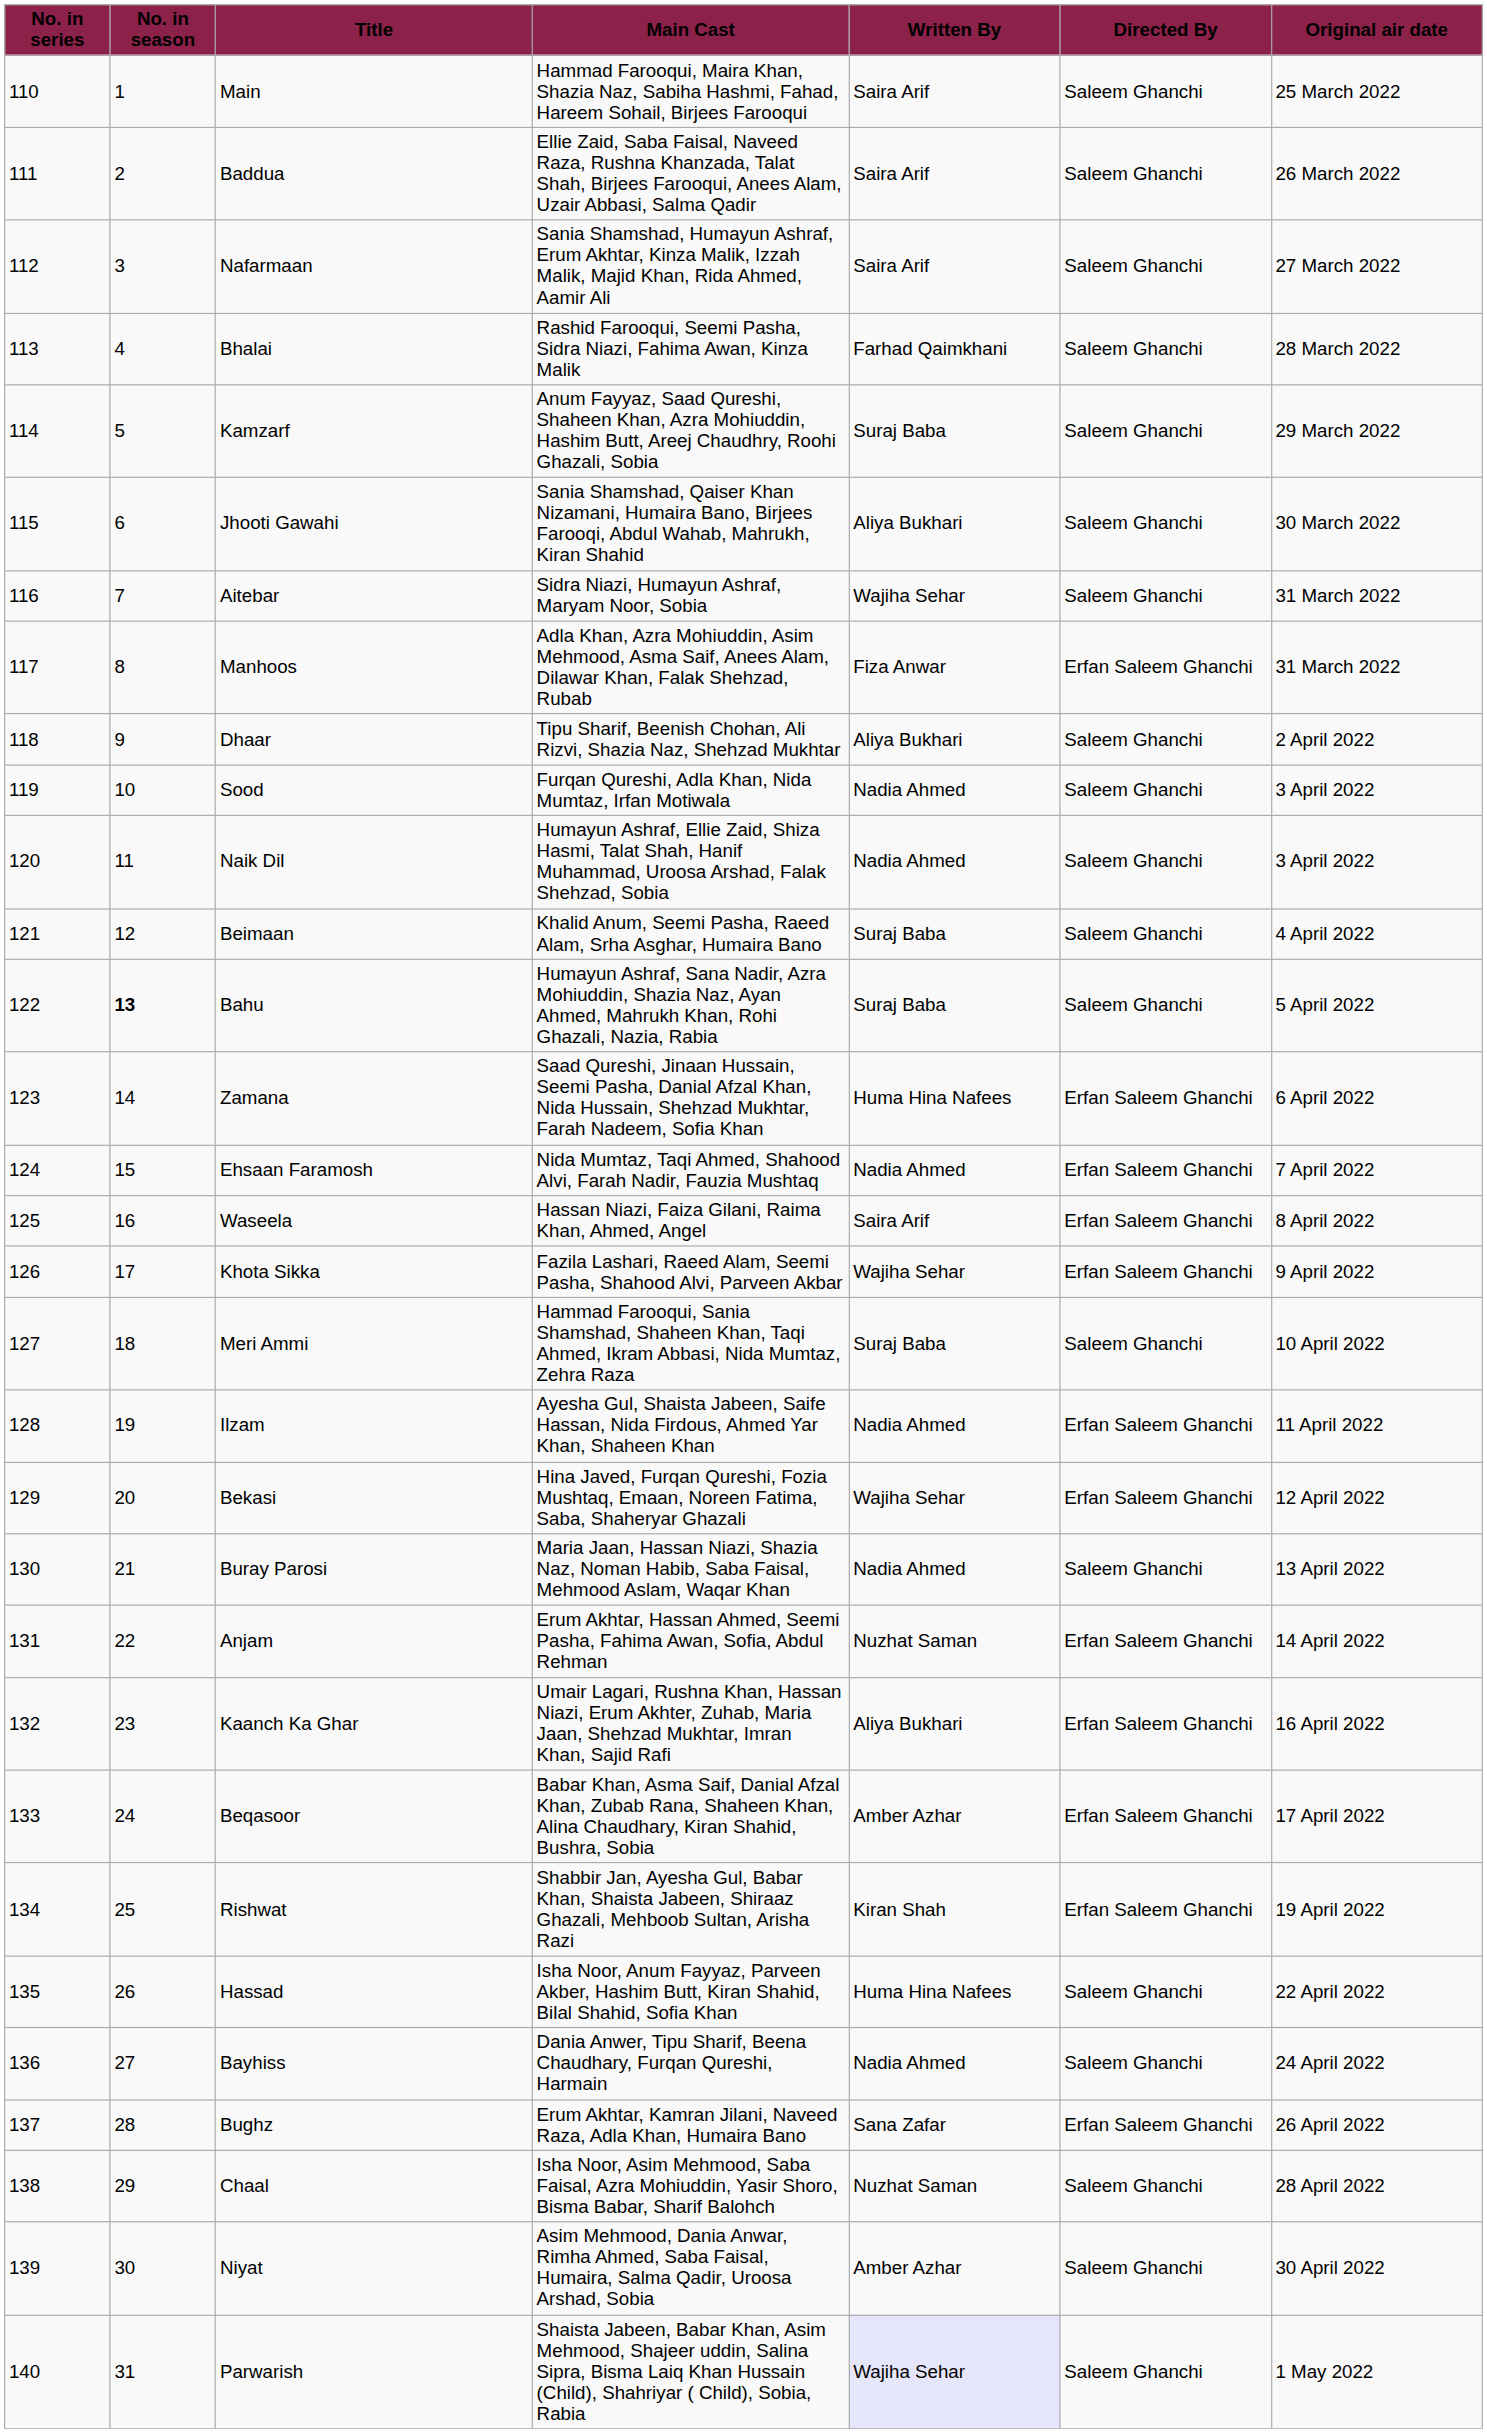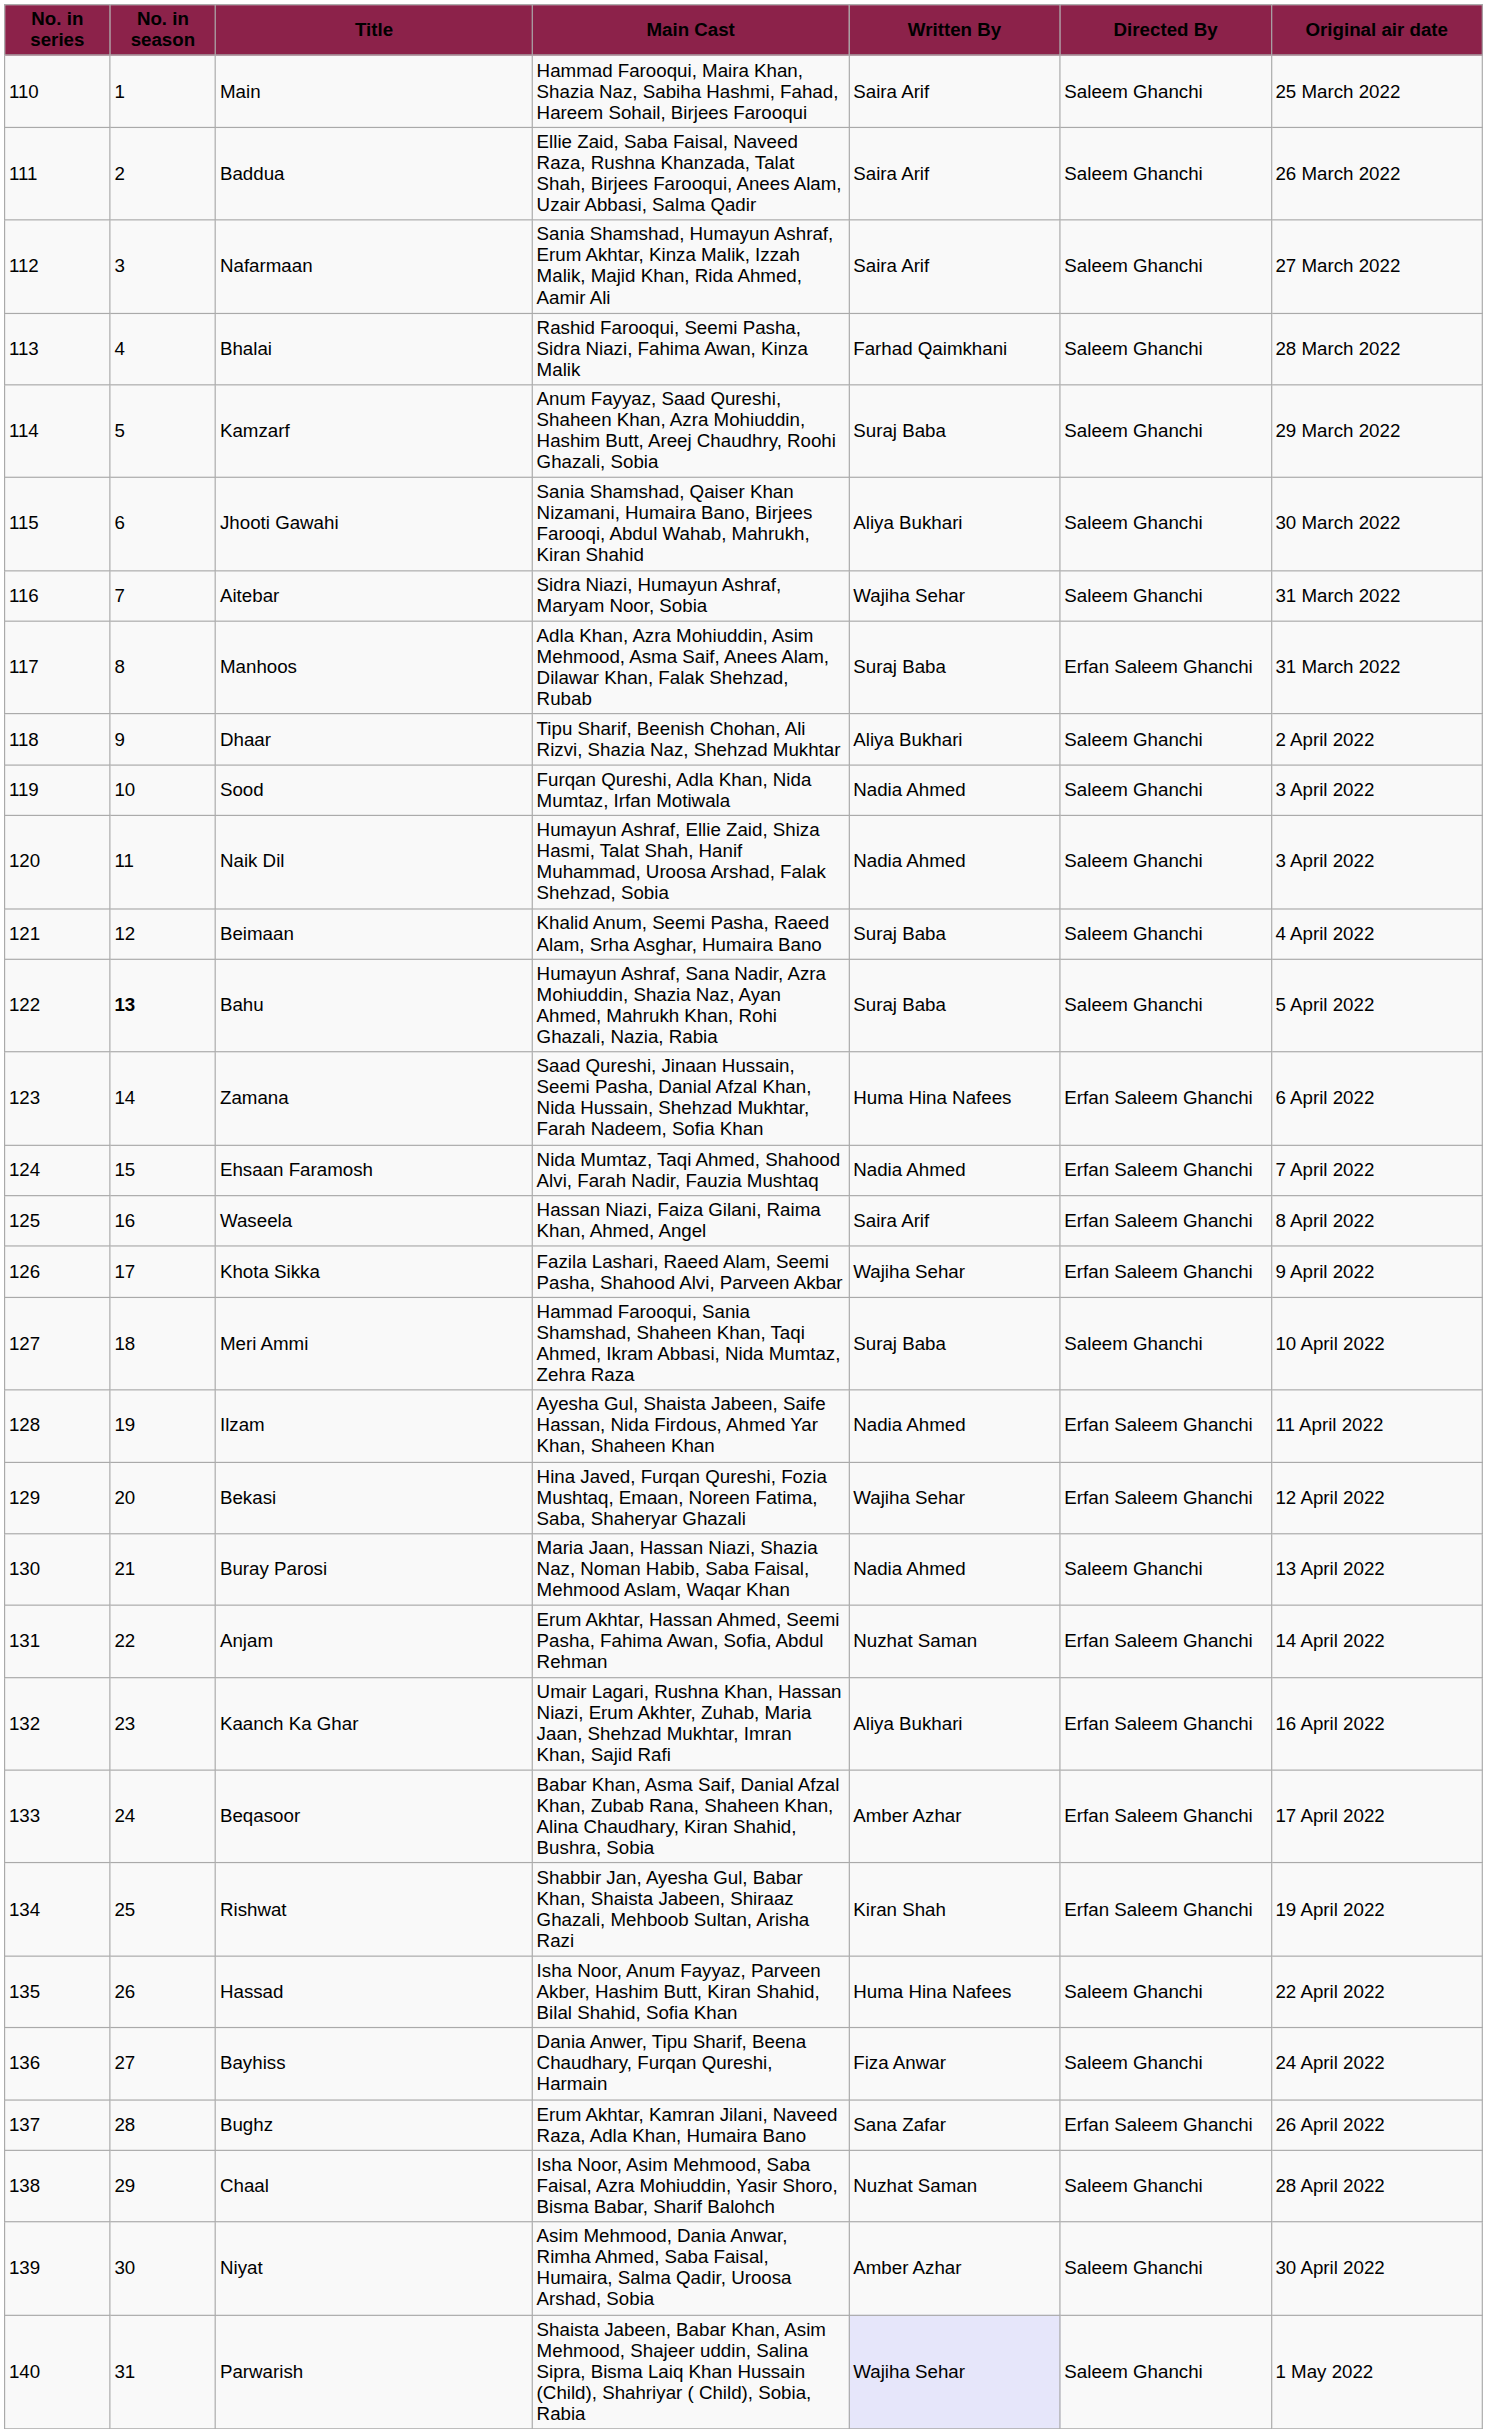(900, 667) Fiza Anwar -> (900, 667) Suraj Baba
(909, 2063) Nadia Ahmed -> (900, 2063) Fiza Anwar
